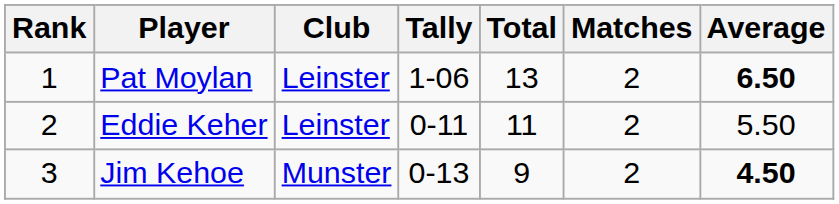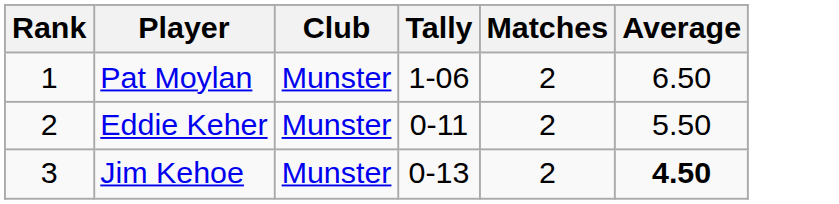- column: (522, 28)
(336, 76) Leinster -> (337, 76) Munster
(766, 76) bold -> (682, 76) normal
(336, 125) Leinster -> (337, 125) Munster
